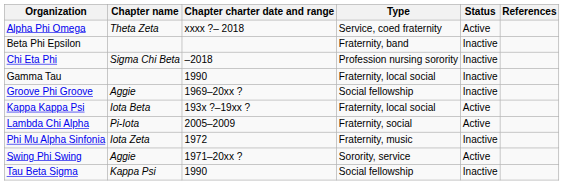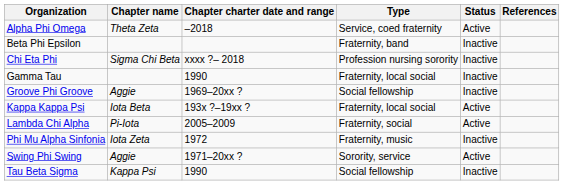(214, 28) xxxx ?– 2018 -> (199, 28) –2018
(199, 60) –2018 -> (214, 60) xxxx ?– 2018
